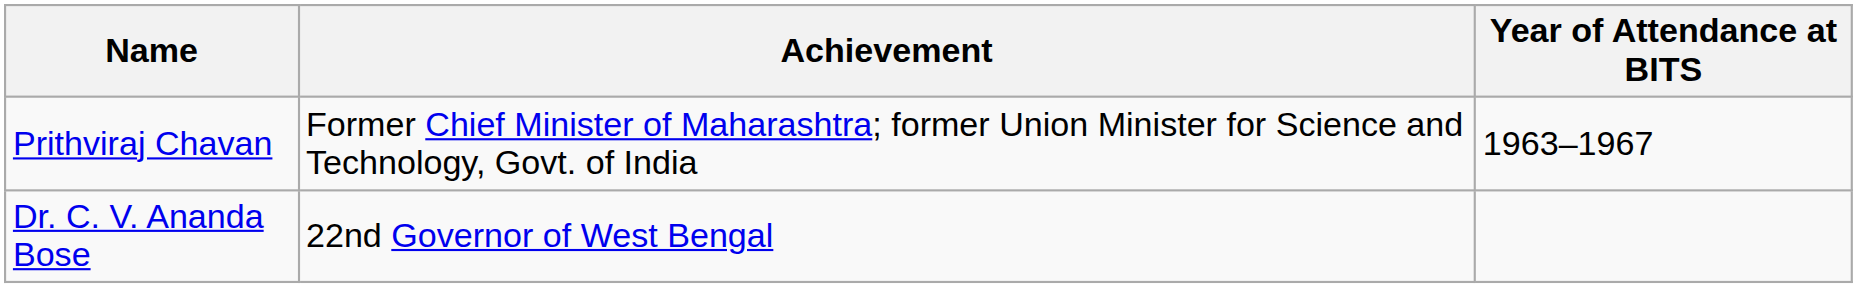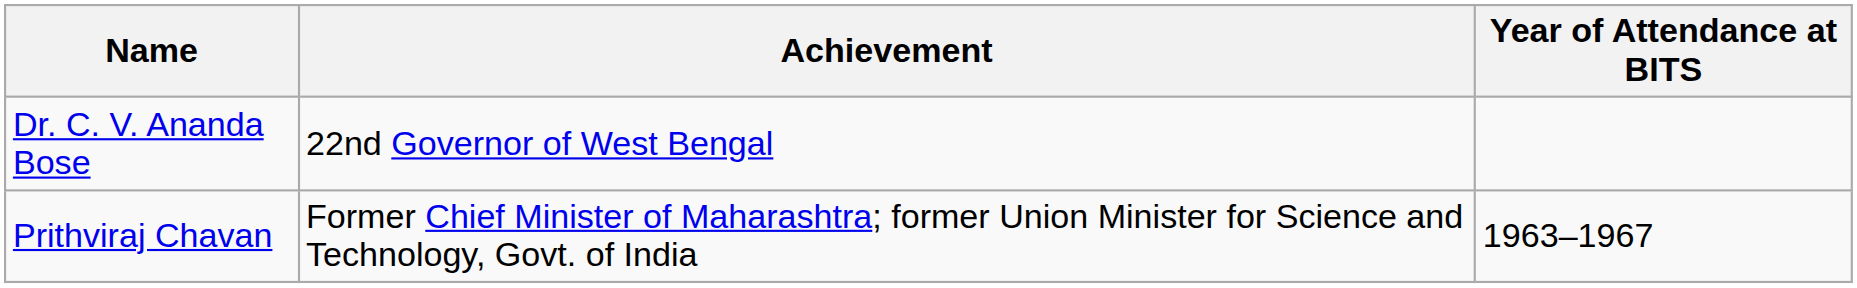rows swapped: (143, 143) <-> (138, 235)
